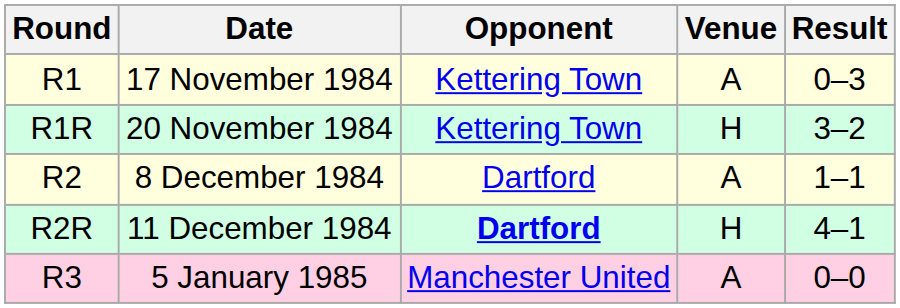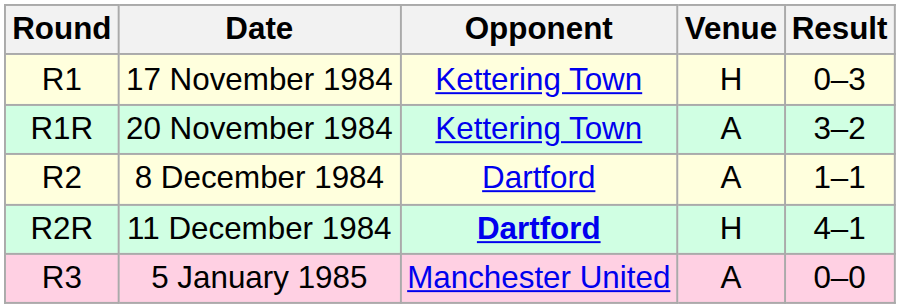(731, 79) A -> (731, 79) H
(731, 128) H -> (731, 128) A
